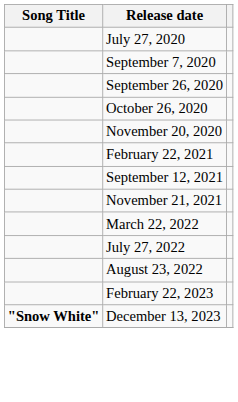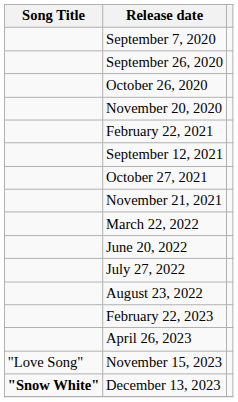- row: (146, 39)
+ row: (157, 177)
+ row: (147, 246)
+ row: (149, 339)
+ row: (164, 362)
